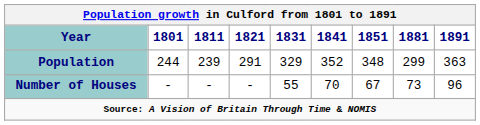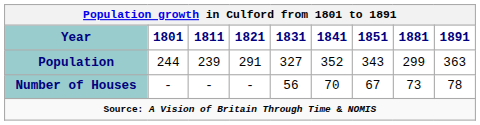(291, 62) 329 -> (291, 62) 327
(373, 62) 348 -> (373, 62) 343
(291, 86) 55 -> (291, 86) 56
(455, 86) 96 -> (455, 86) 78
